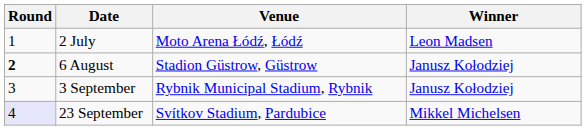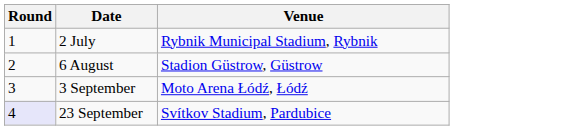- column: (494, 16)
(229, 40) Moto Arena Łódź, Łódź -> (269, 40) Rybnik Municipal Stadium, Rybnik
(12, 64) bold -> (12, 64) normal
(264, 88) Rybnik Municipal Stadium, Rybnik -> (234, 88) Moto Arena Łódź, Łódź
